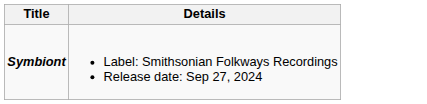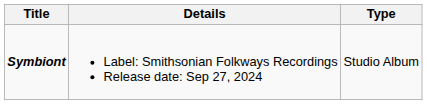+ column: (381, 14)
